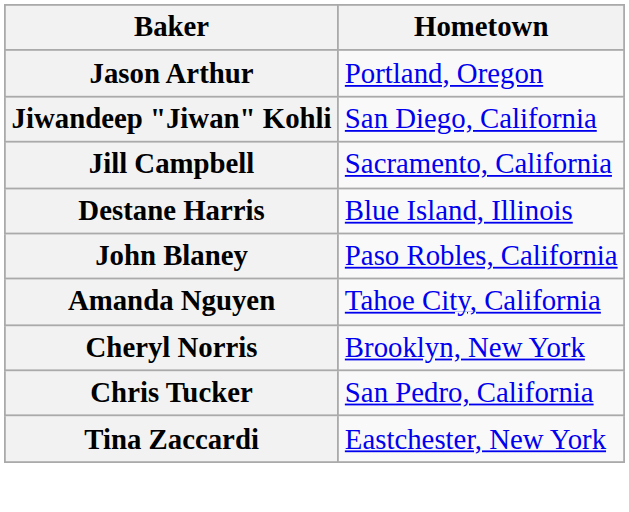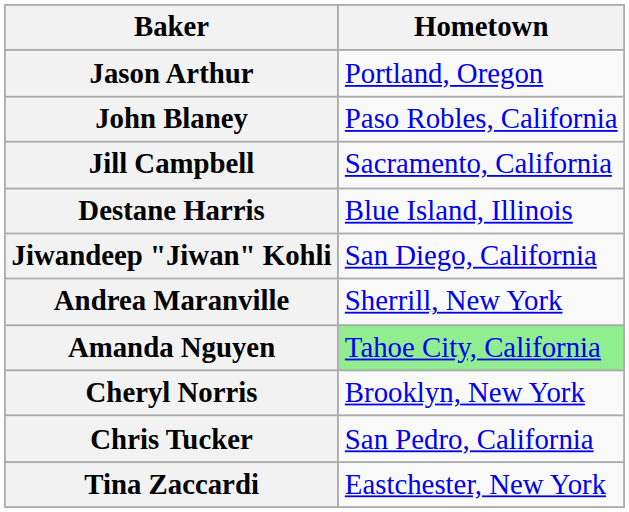rows swapped: (172, 255) <-> (172, 118)
+ row: (172, 301)
(473, 301) no background -> (473, 347) lightgreen background
